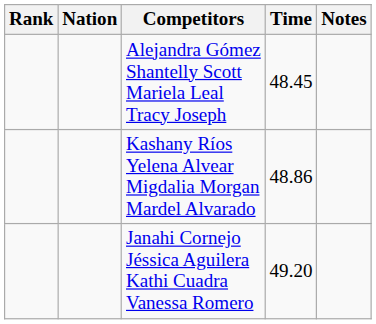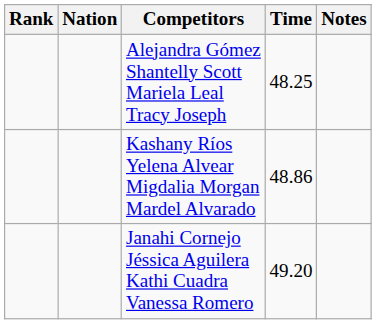(291, 81) 48.45 -> (291, 81) 48.25
